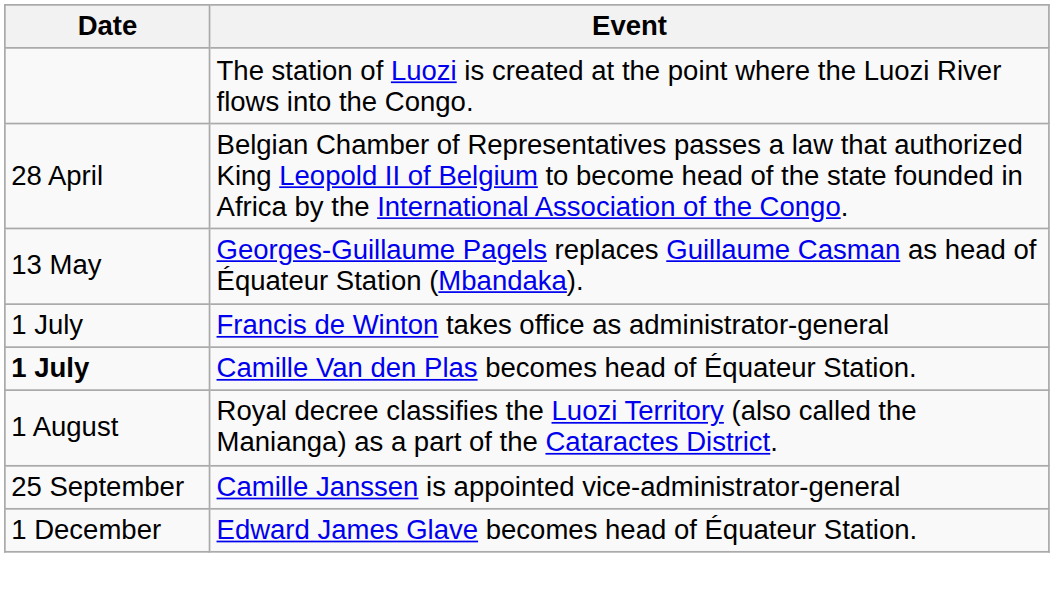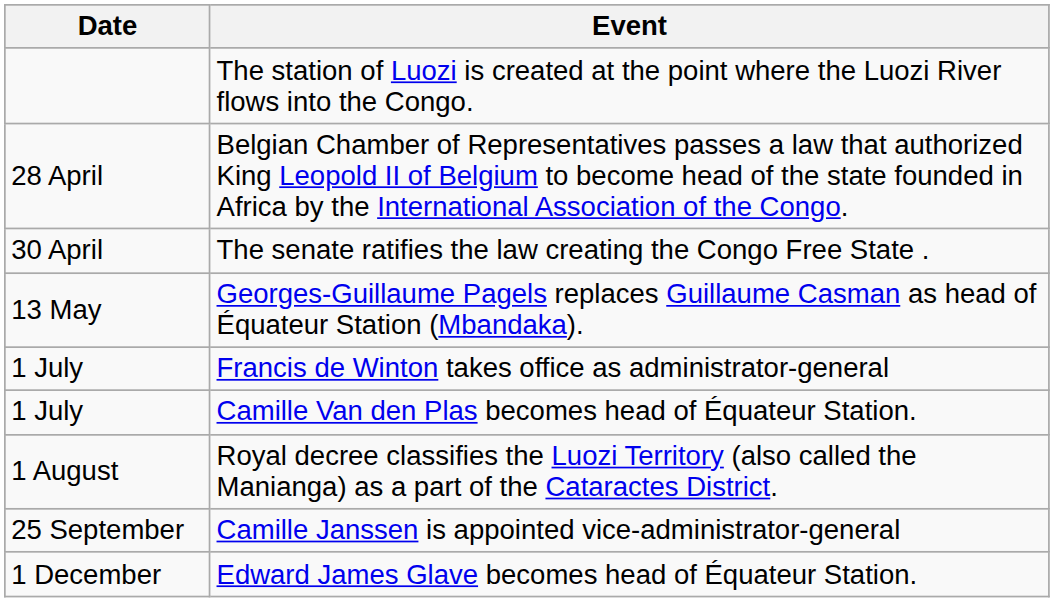+ row: (573, 250)
(50, 368) bold -> (47, 412) normal
